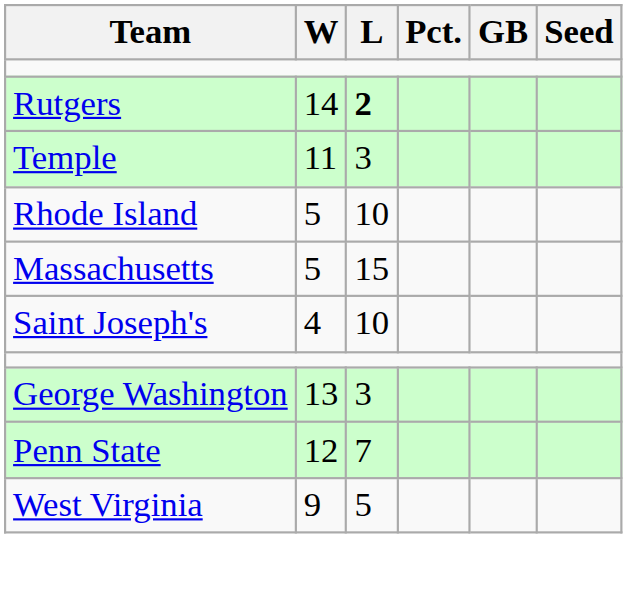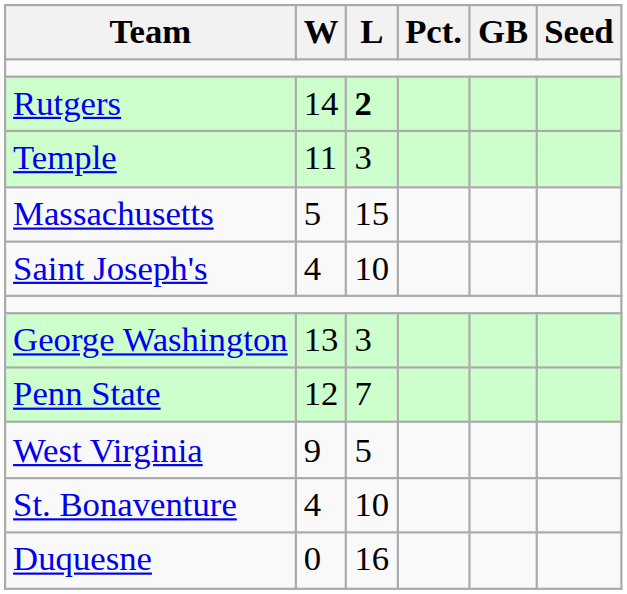- row: (105, 213)
+ row: (125, 504)
+ row: (83, 559)
